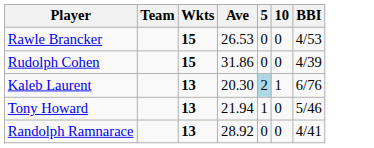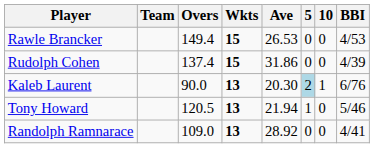+ column: (200, 16)
